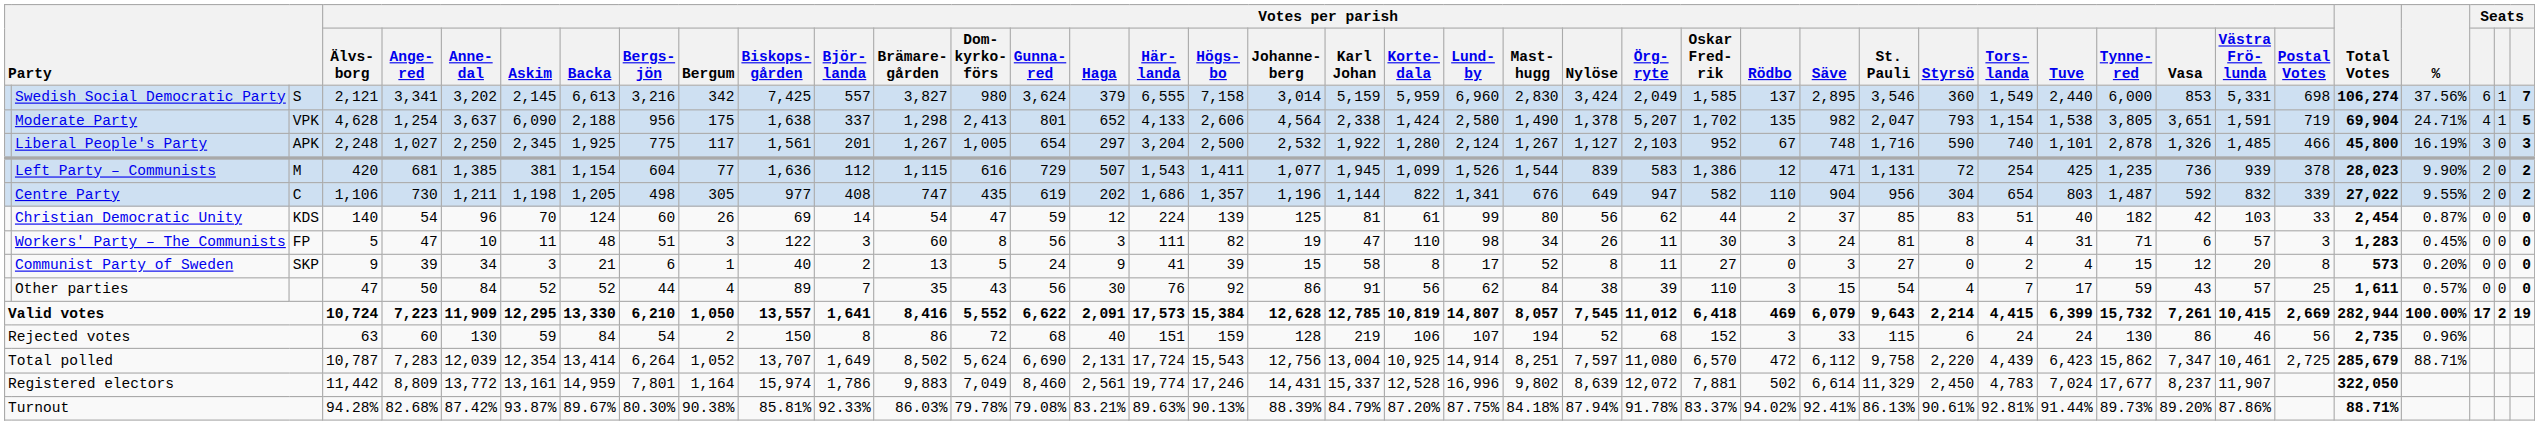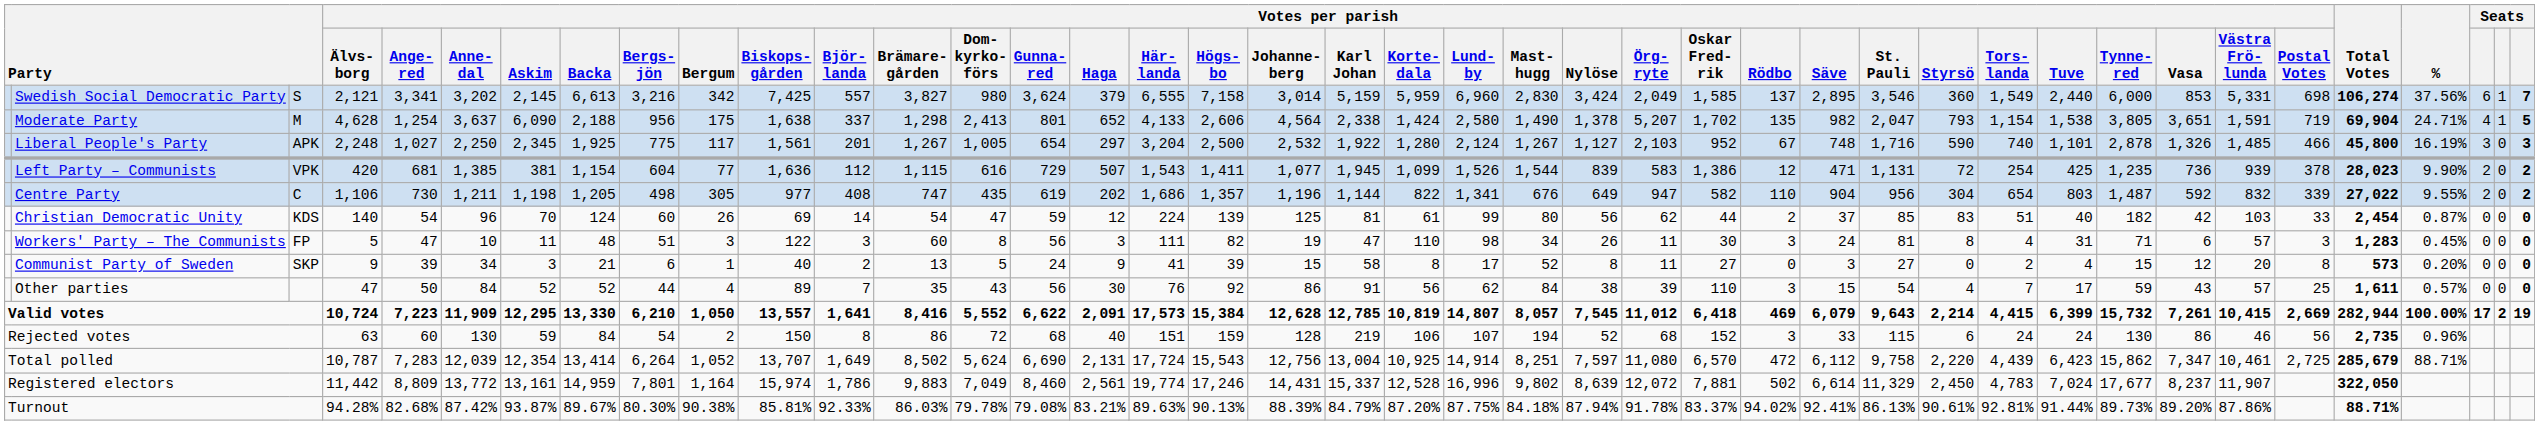(306, 121) VPK -> (297, 121) M
(297, 171) M -> (306, 171) VPK
